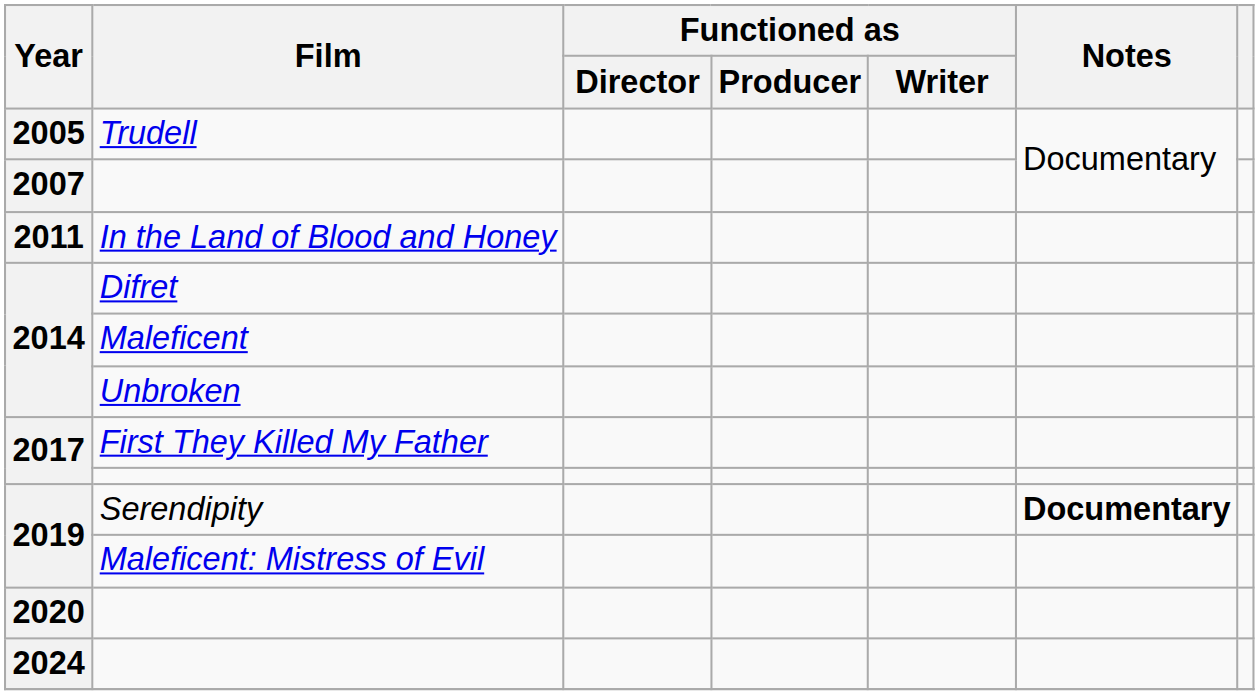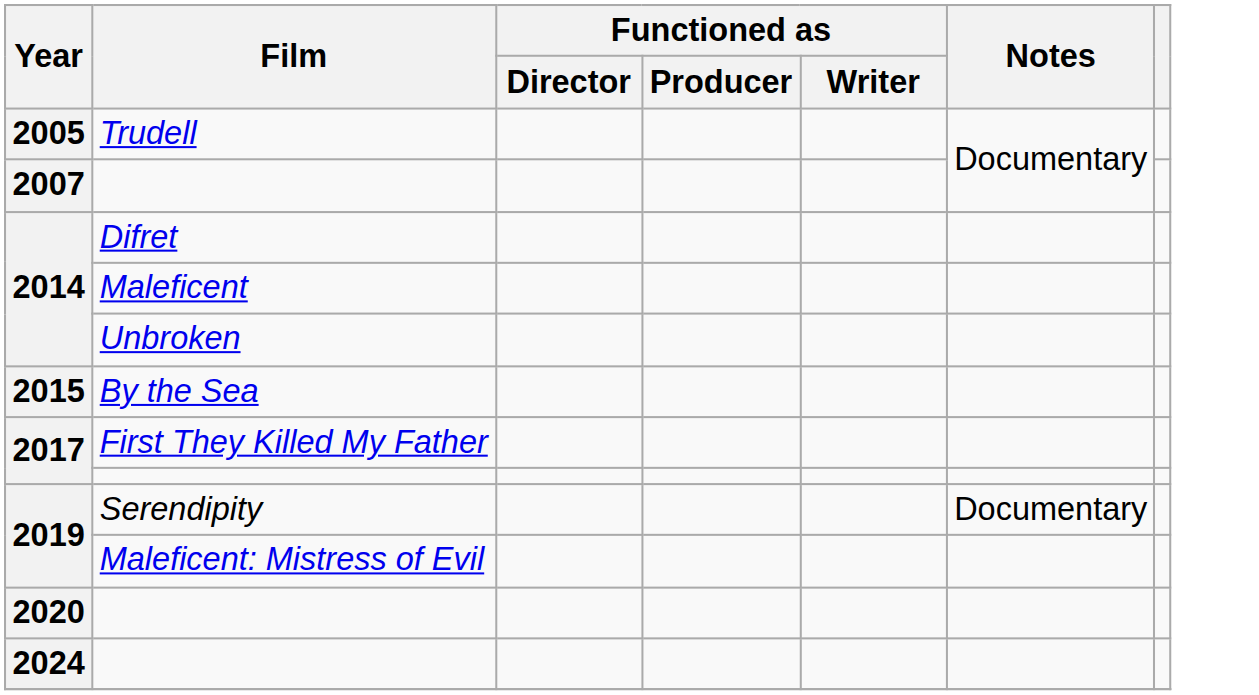- row: (49, 236)
+ row: (49, 390)
(1127, 508) bold -> (1051, 508) normal
